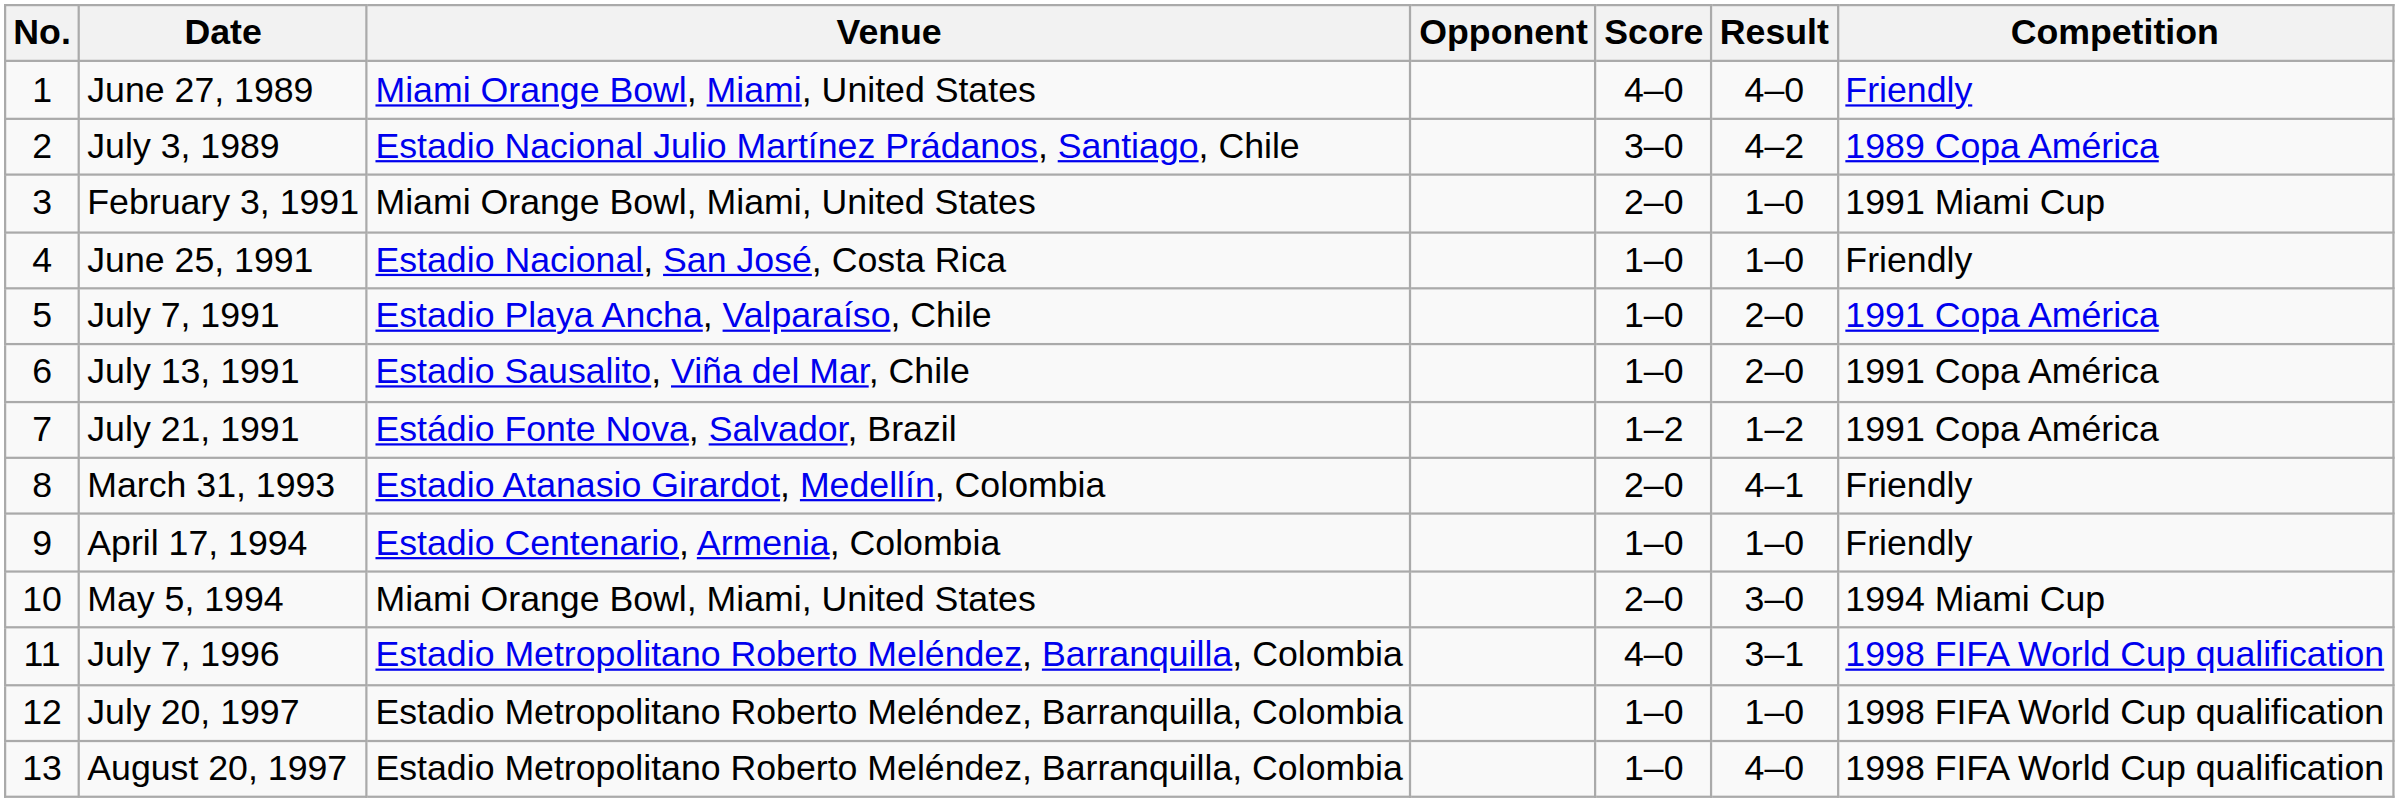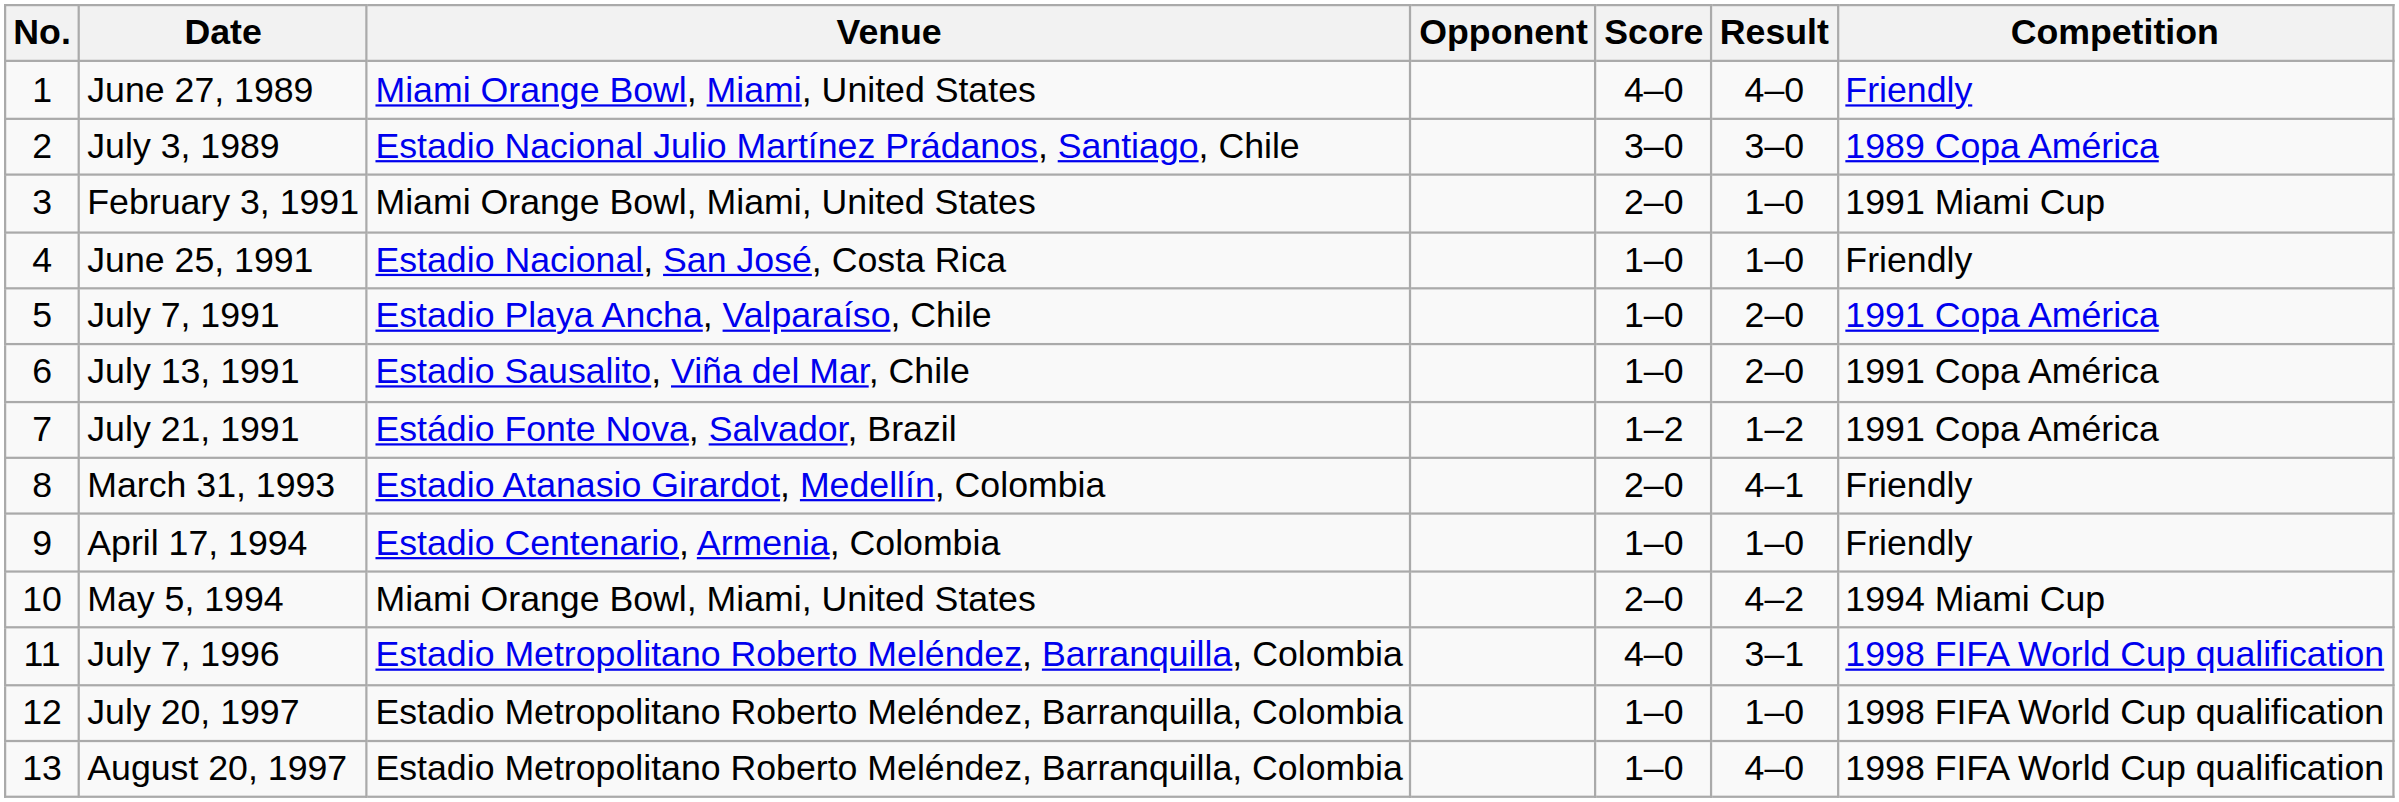(1774, 145) 4–2 -> (1774, 145) 3–0
(1774, 598) 3–0 -> (1774, 598) 4–2
